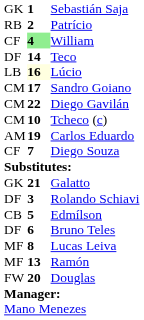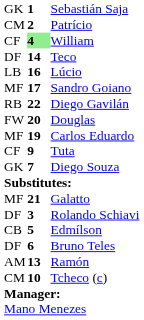(13, 24) RB -> (15, 24) CM
(34, 72) lightyellow background -> (34, 72) no background
(15, 87) CM -> (14, 87) MF
(15, 103) CM -> (13, 103) RB
rows swapped: (79, 119) <-> (73, 277)
(15, 135) AM -> (14, 135) MF
+ row: (63, 151)
(12, 151) CF -> (14, 167) GK
(14, 182) GK -> (14, 198) MF
- row: (83, 246)
(14, 261) MF -> (15, 261) AM
